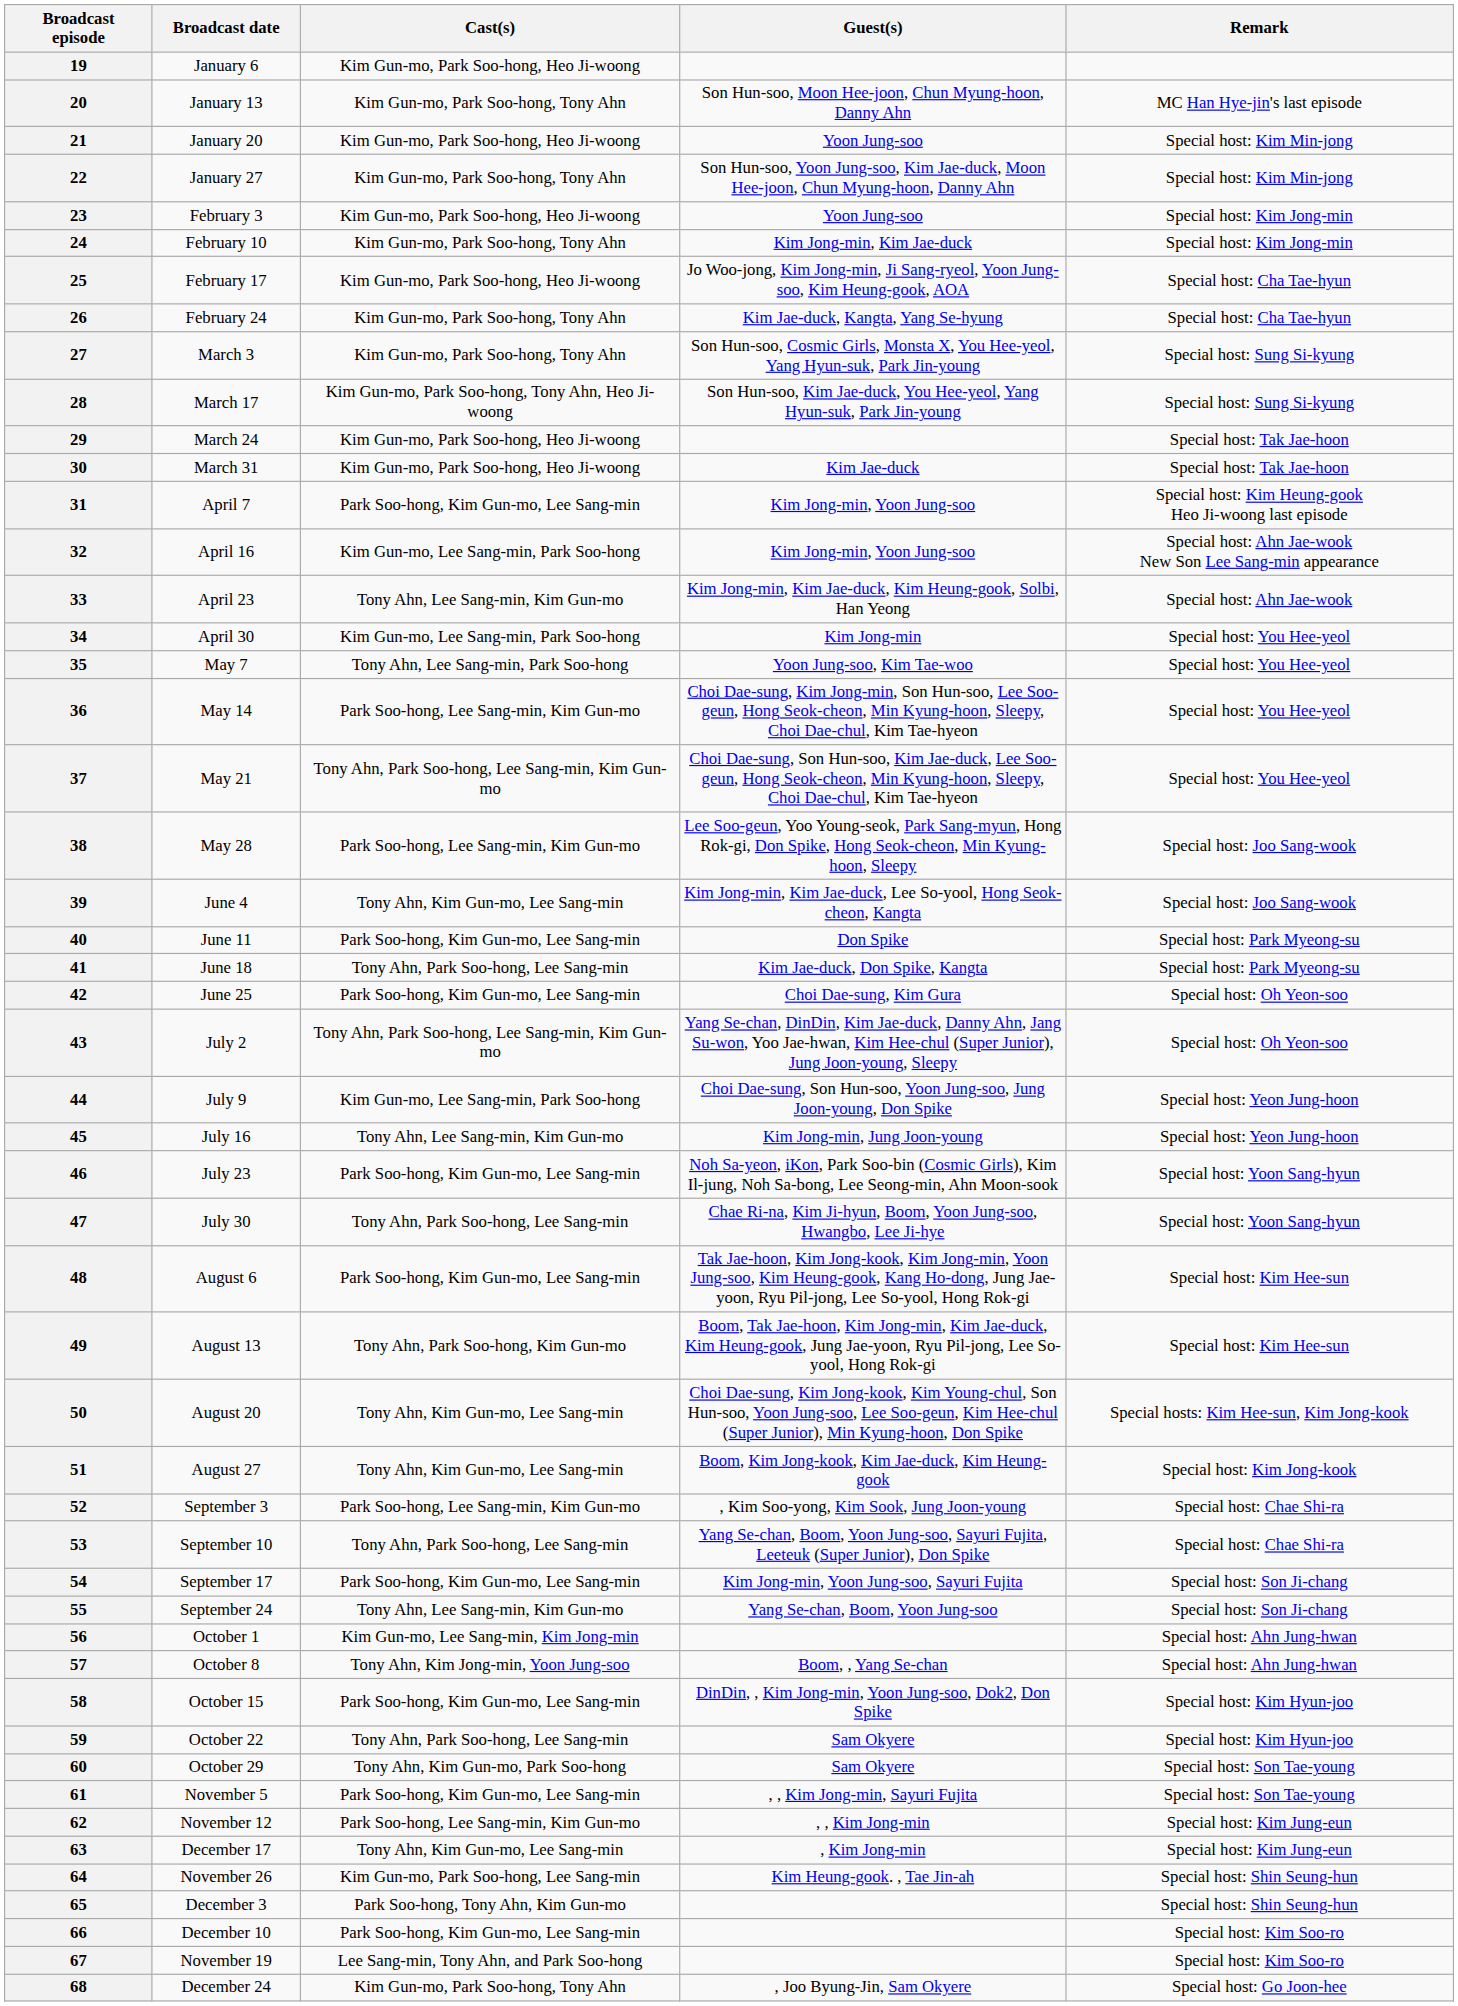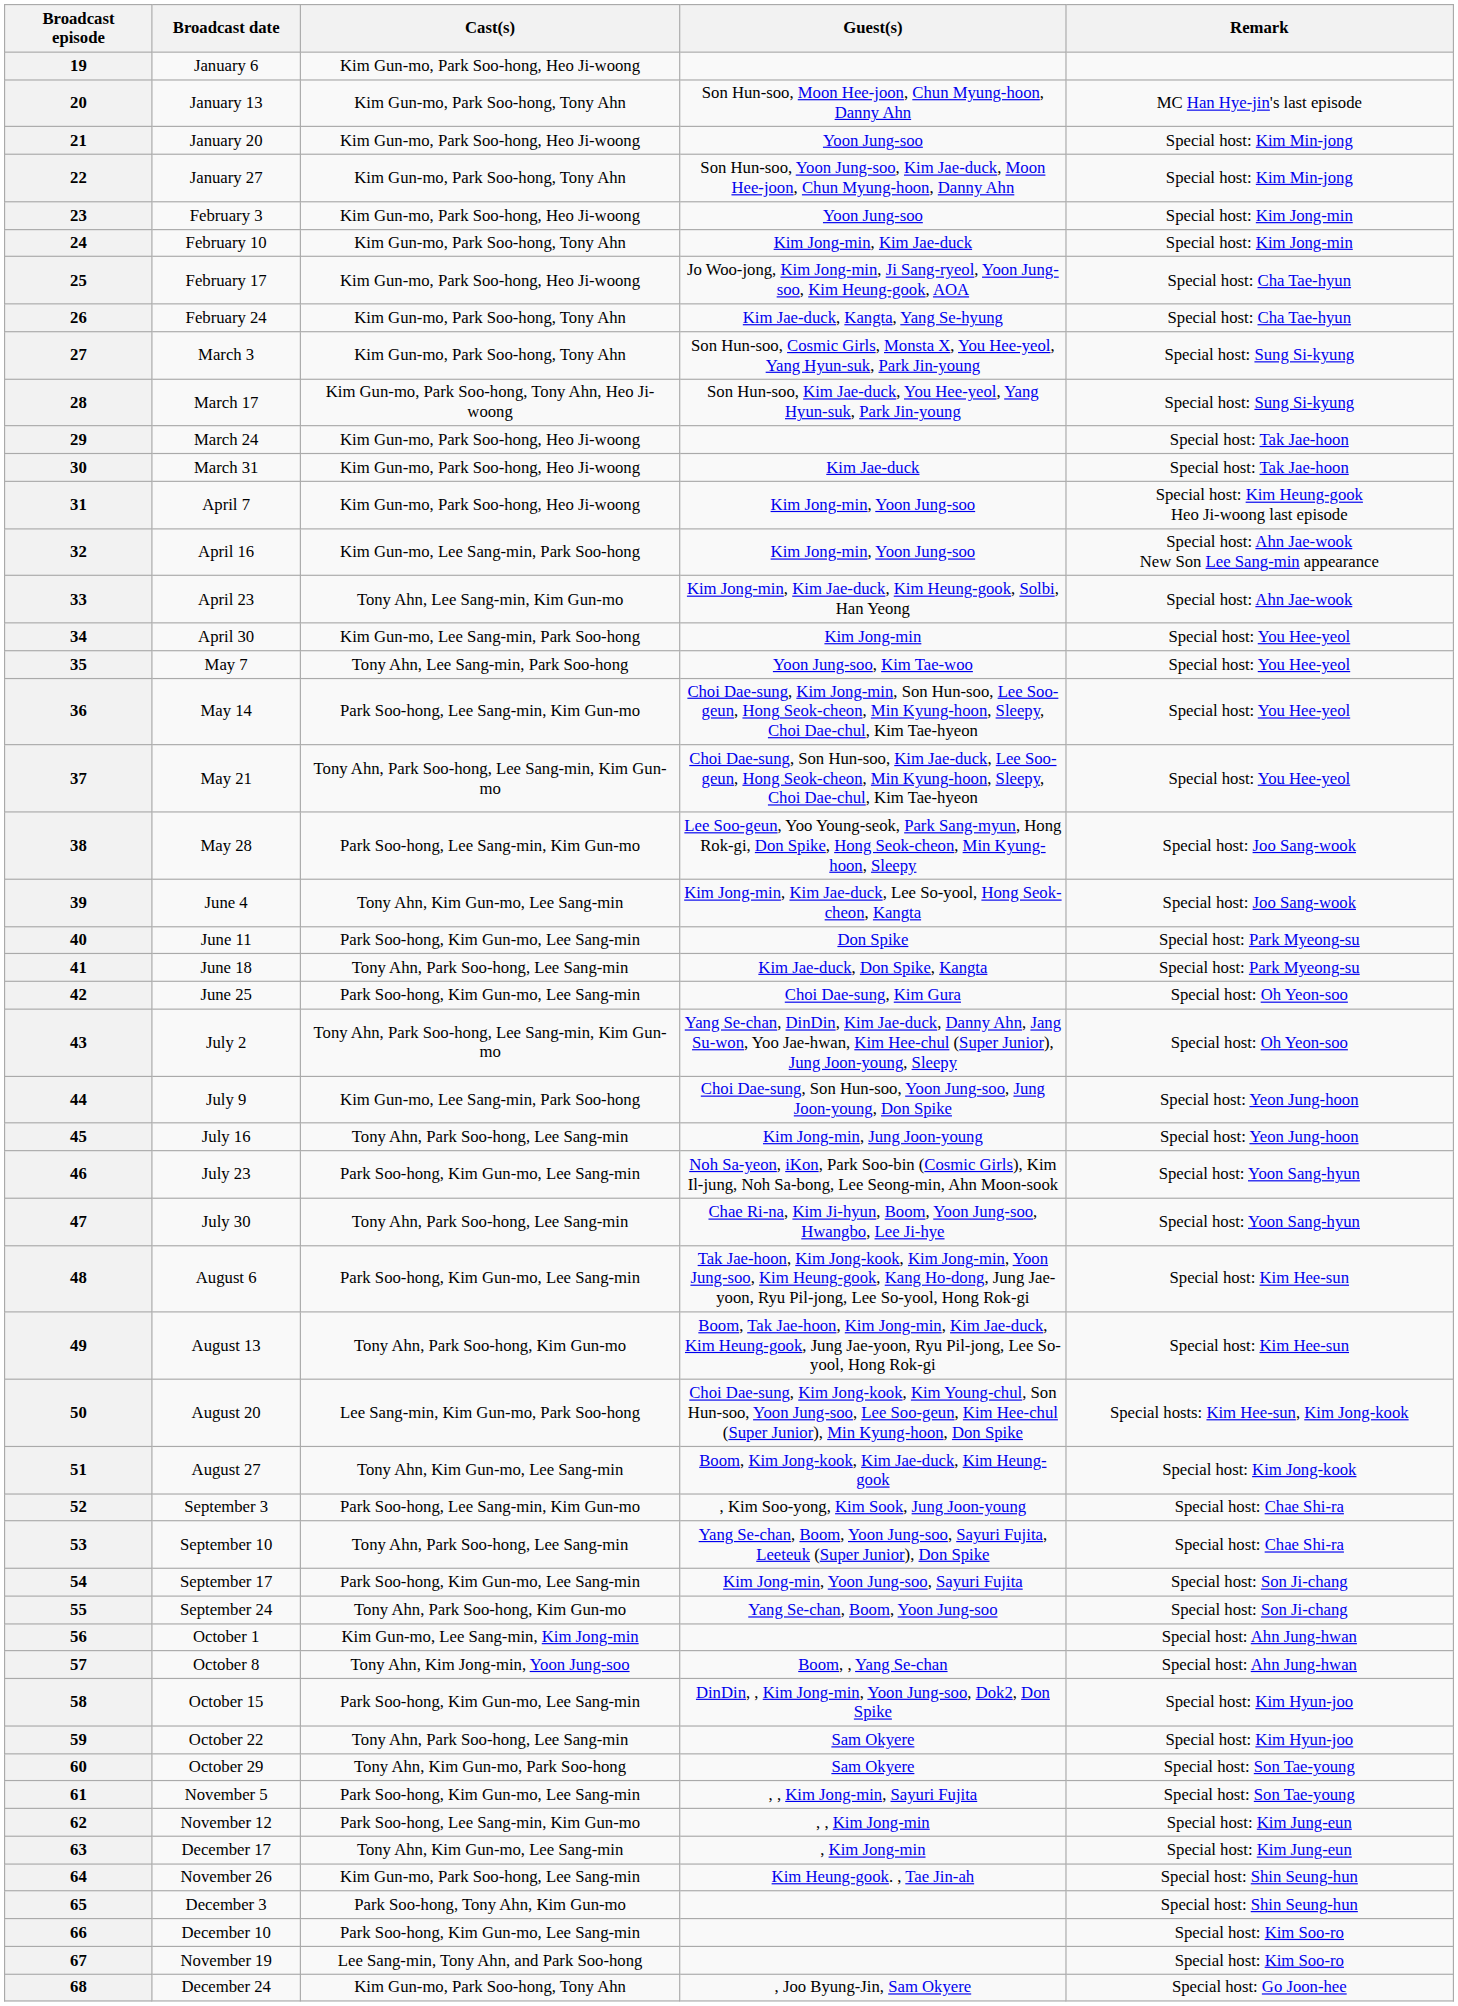(490, 504) Park Soo-hong, Kim Gun-mo, Lee Sang-min -> (490, 504) Kim Gun-mo, Park Soo-hong, Heo Ji-woong
(490, 1137) Tony Ahn, Lee Sang-min, Kim Gun-mo -> (490, 1137) Tony Ahn, Park Soo-hong, Lee Sang-min
(490, 1412) Tony Ahn, Kim Gun-mo, Lee Sang-min -> (490, 1412) Lee Sang-min, Kim Gun-mo, Park Soo-hong
(490, 1609) Tony Ahn, Lee Sang-min, Kim Gun-mo -> (490, 1609) Tony Ahn, Park Soo-hong, Kim Gun-mo
